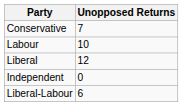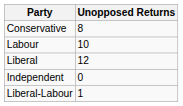(80, 28) 7 -> (80, 28) 8
(80, 93) 6 -> (80, 93) 1
